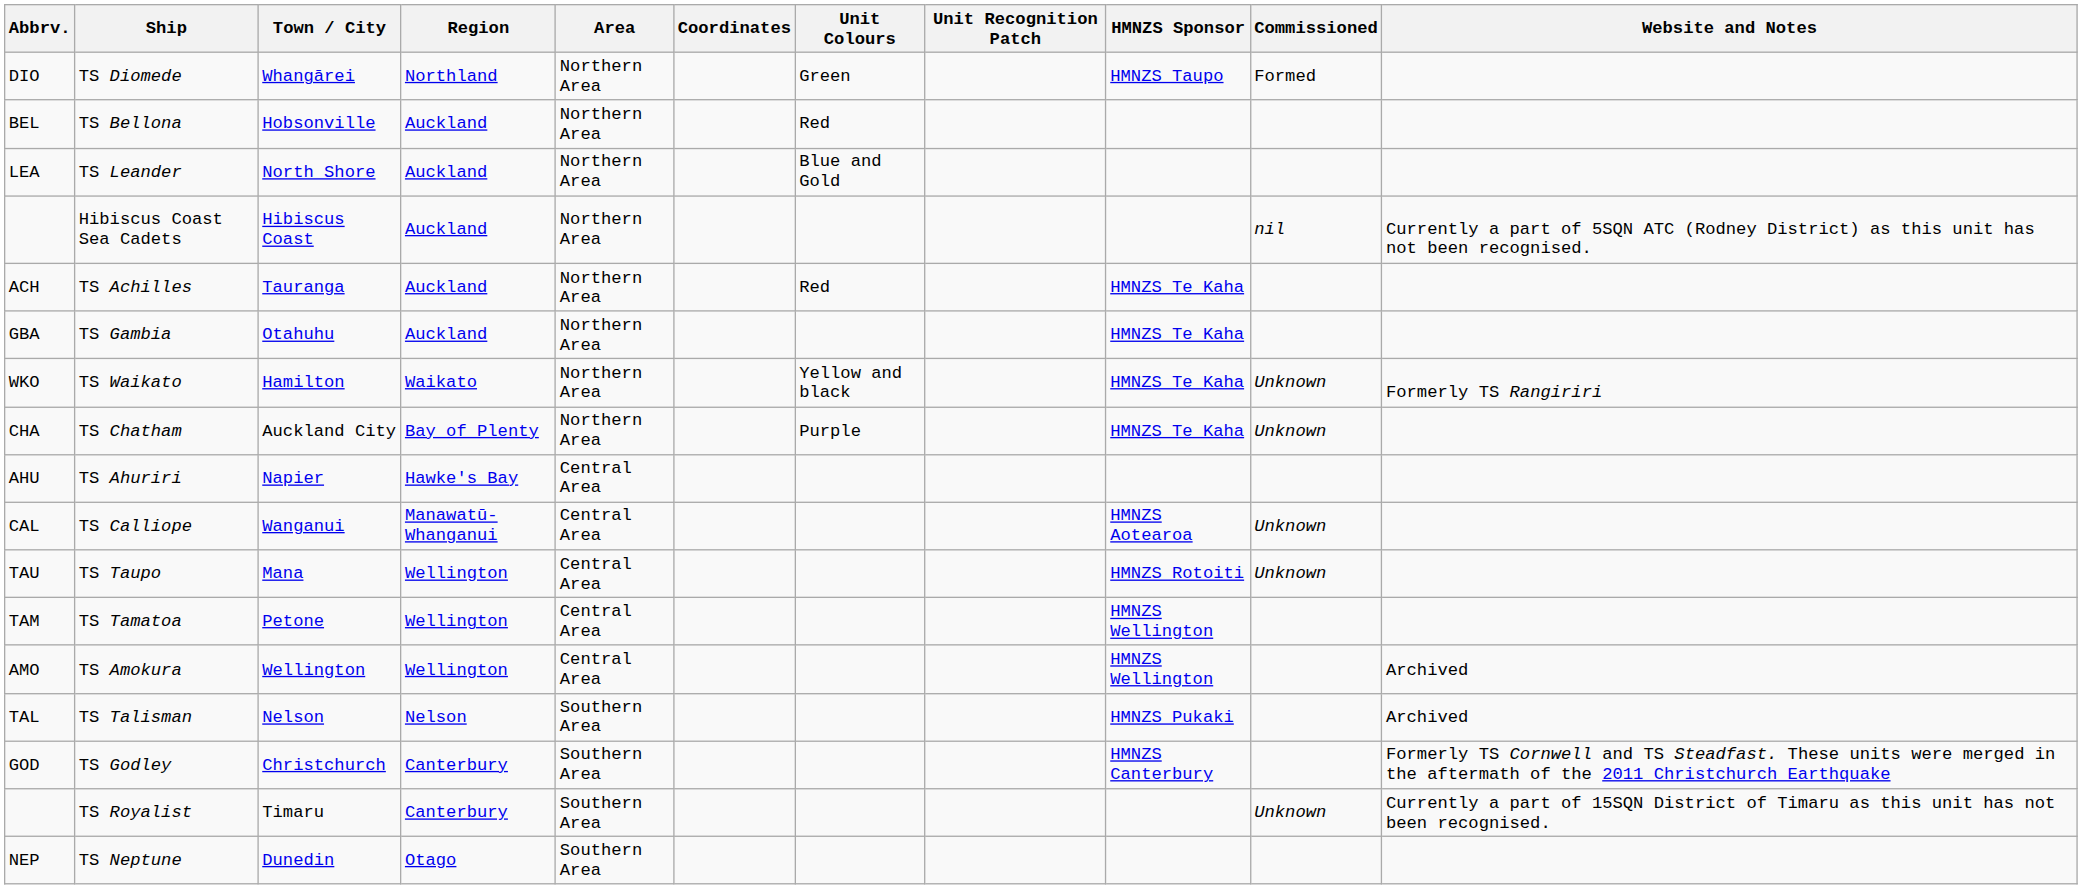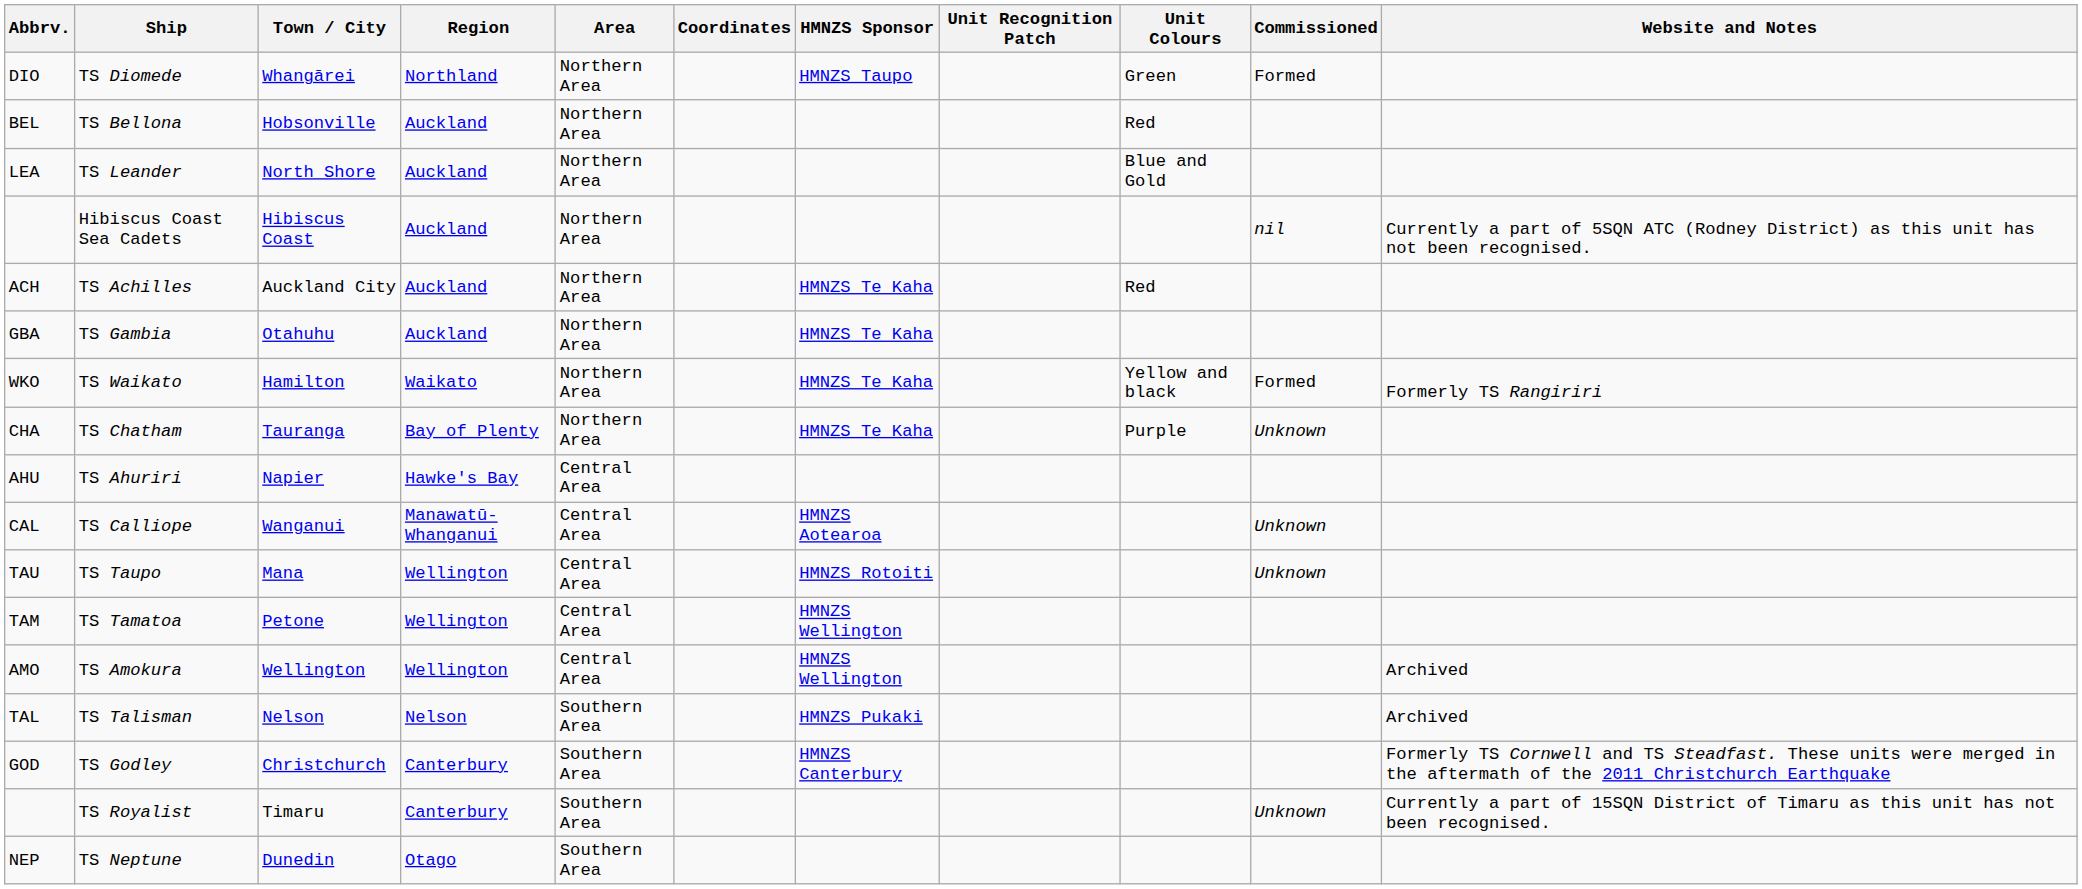columns swapped: (860, 29) <-> (1178, 29)
(303, 287) Tauranga -> (329, 287) Auckland City
(1290, 383) Unknown -> (1285, 383) Formed
(329, 430) Auckland City -> (303, 430) Tauranga
